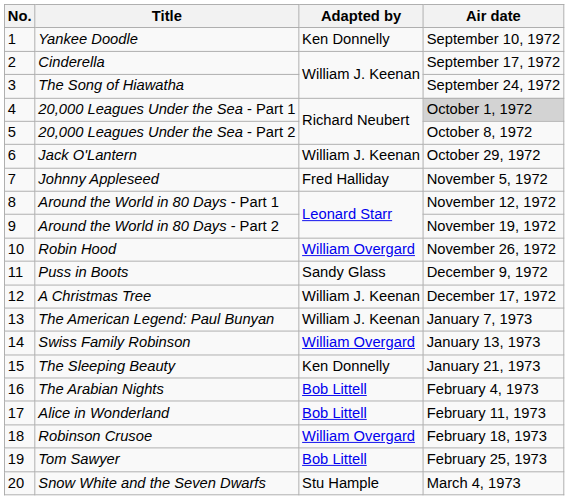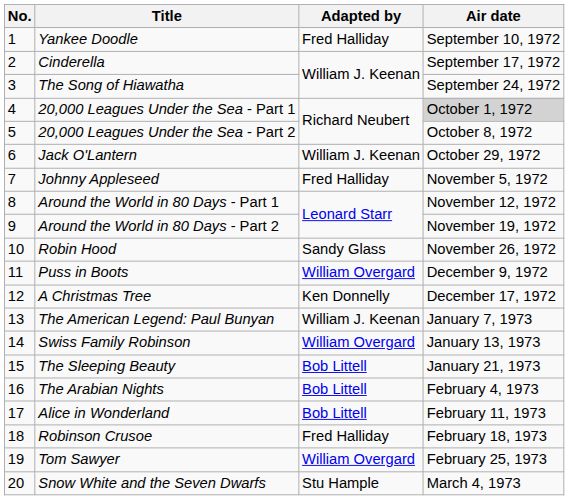(346, 39) Ken Donnelly -> (345, 39) Fred Halliday
(359, 249) William Overgard -> (344, 249) Sandy Glass
(344, 272) Sandy Glass -> (359, 272) William Overgard
(361, 296) William J. Keenan -> (346, 296) Ken Donnelly
(346, 366) Ken Donnelly -> (334, 366) Bob Littell
(359, 436) William Overgard -> (345, 436) Fred Halliday
(334, 459) Bob Littell -> (359, 459) William Overgard
